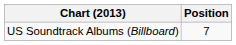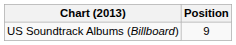(206, 31) 7 -> (206, 31) 9
